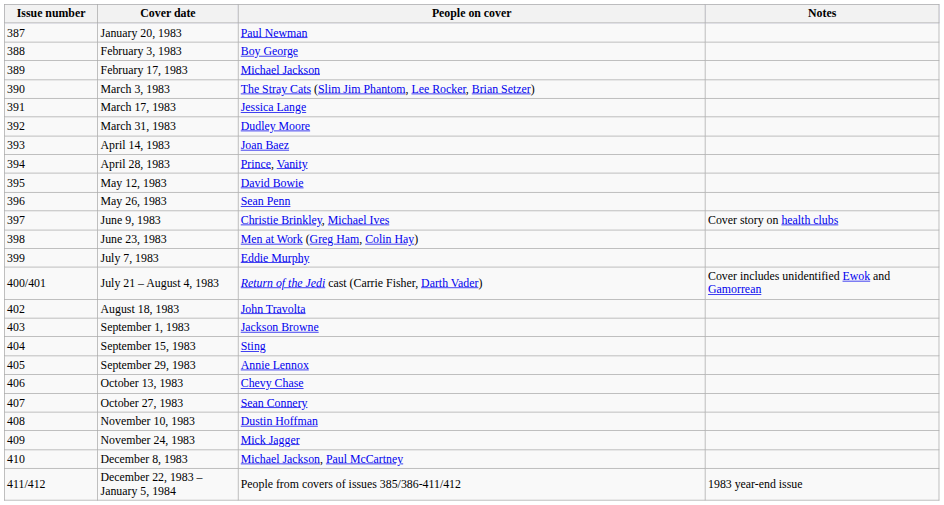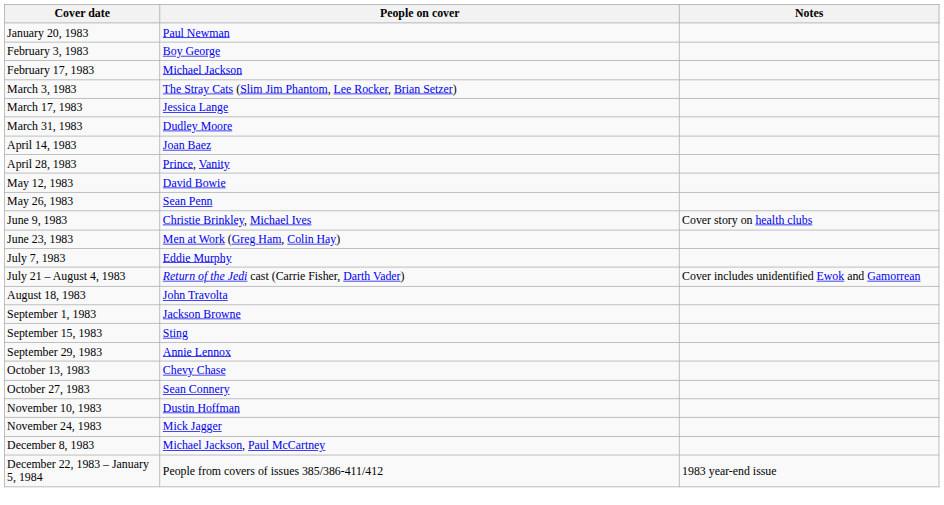- column: (51, 13)
